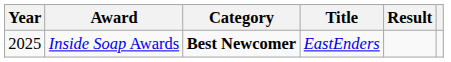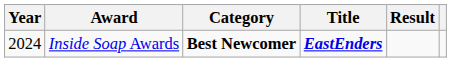(25, 43) 2025 -> (25, 43) 2024
(342, 43) normal -> (343, 43) bold
